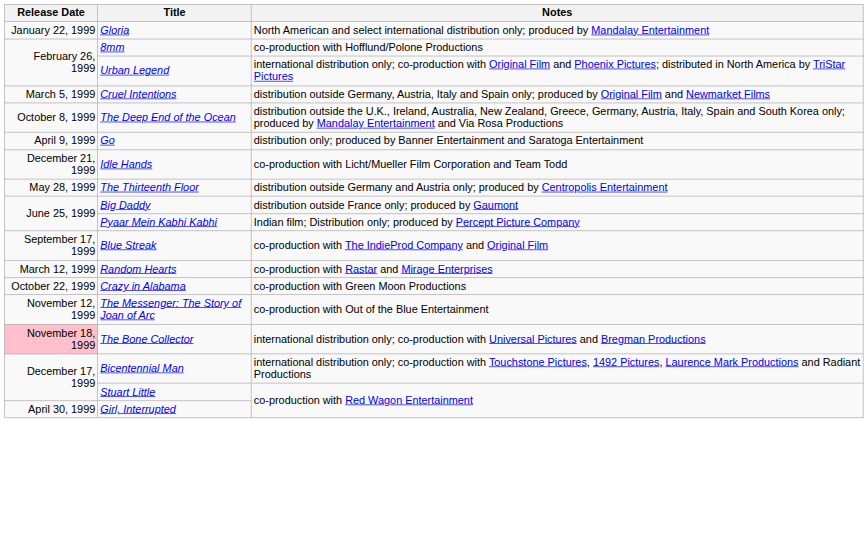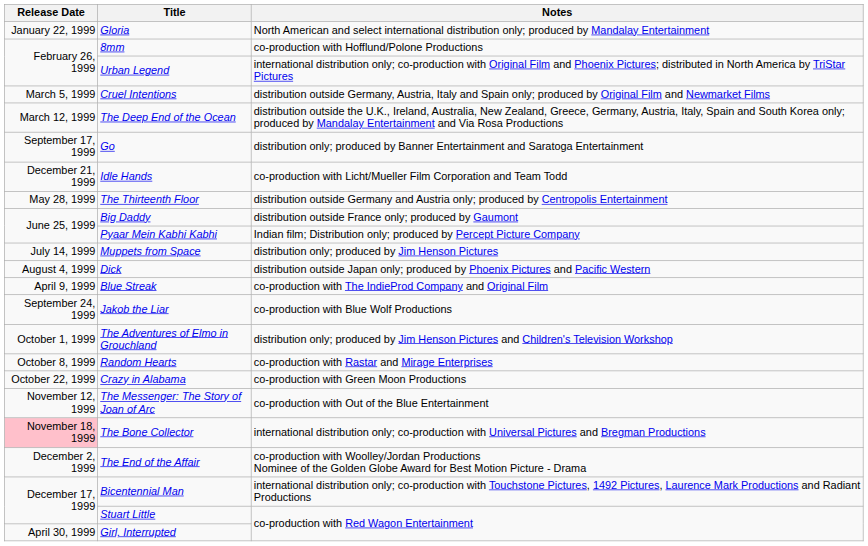(56, 117) October 8, 1999 -> (57, 117) March 12, 1999
(65, 141) April 9, 1999 -> (60, 147) September 17, 1999
+ row: (150, 251)
+ row: (111, 269)
(60, 245) September 17, 1999 -> (65, 286) April 9, 1999
+ row: (134, 309)
+ row: (164, 339)
(57, 269) March 12, 1999 -> (56, 362) October 8, 1999
+ row: (150, 462)
